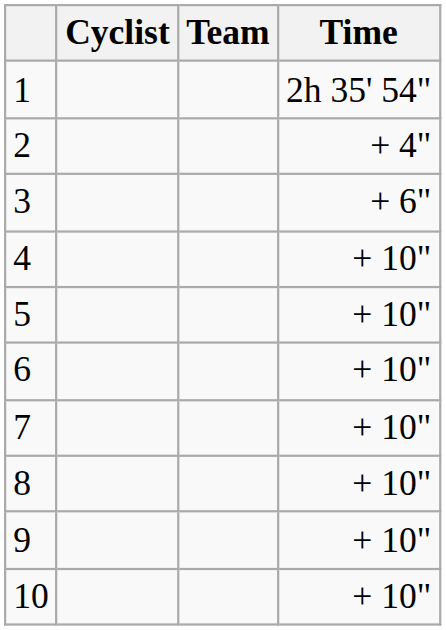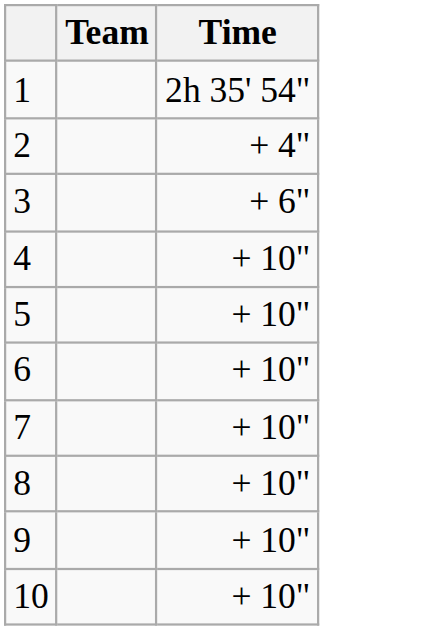- column: (117, 32)
